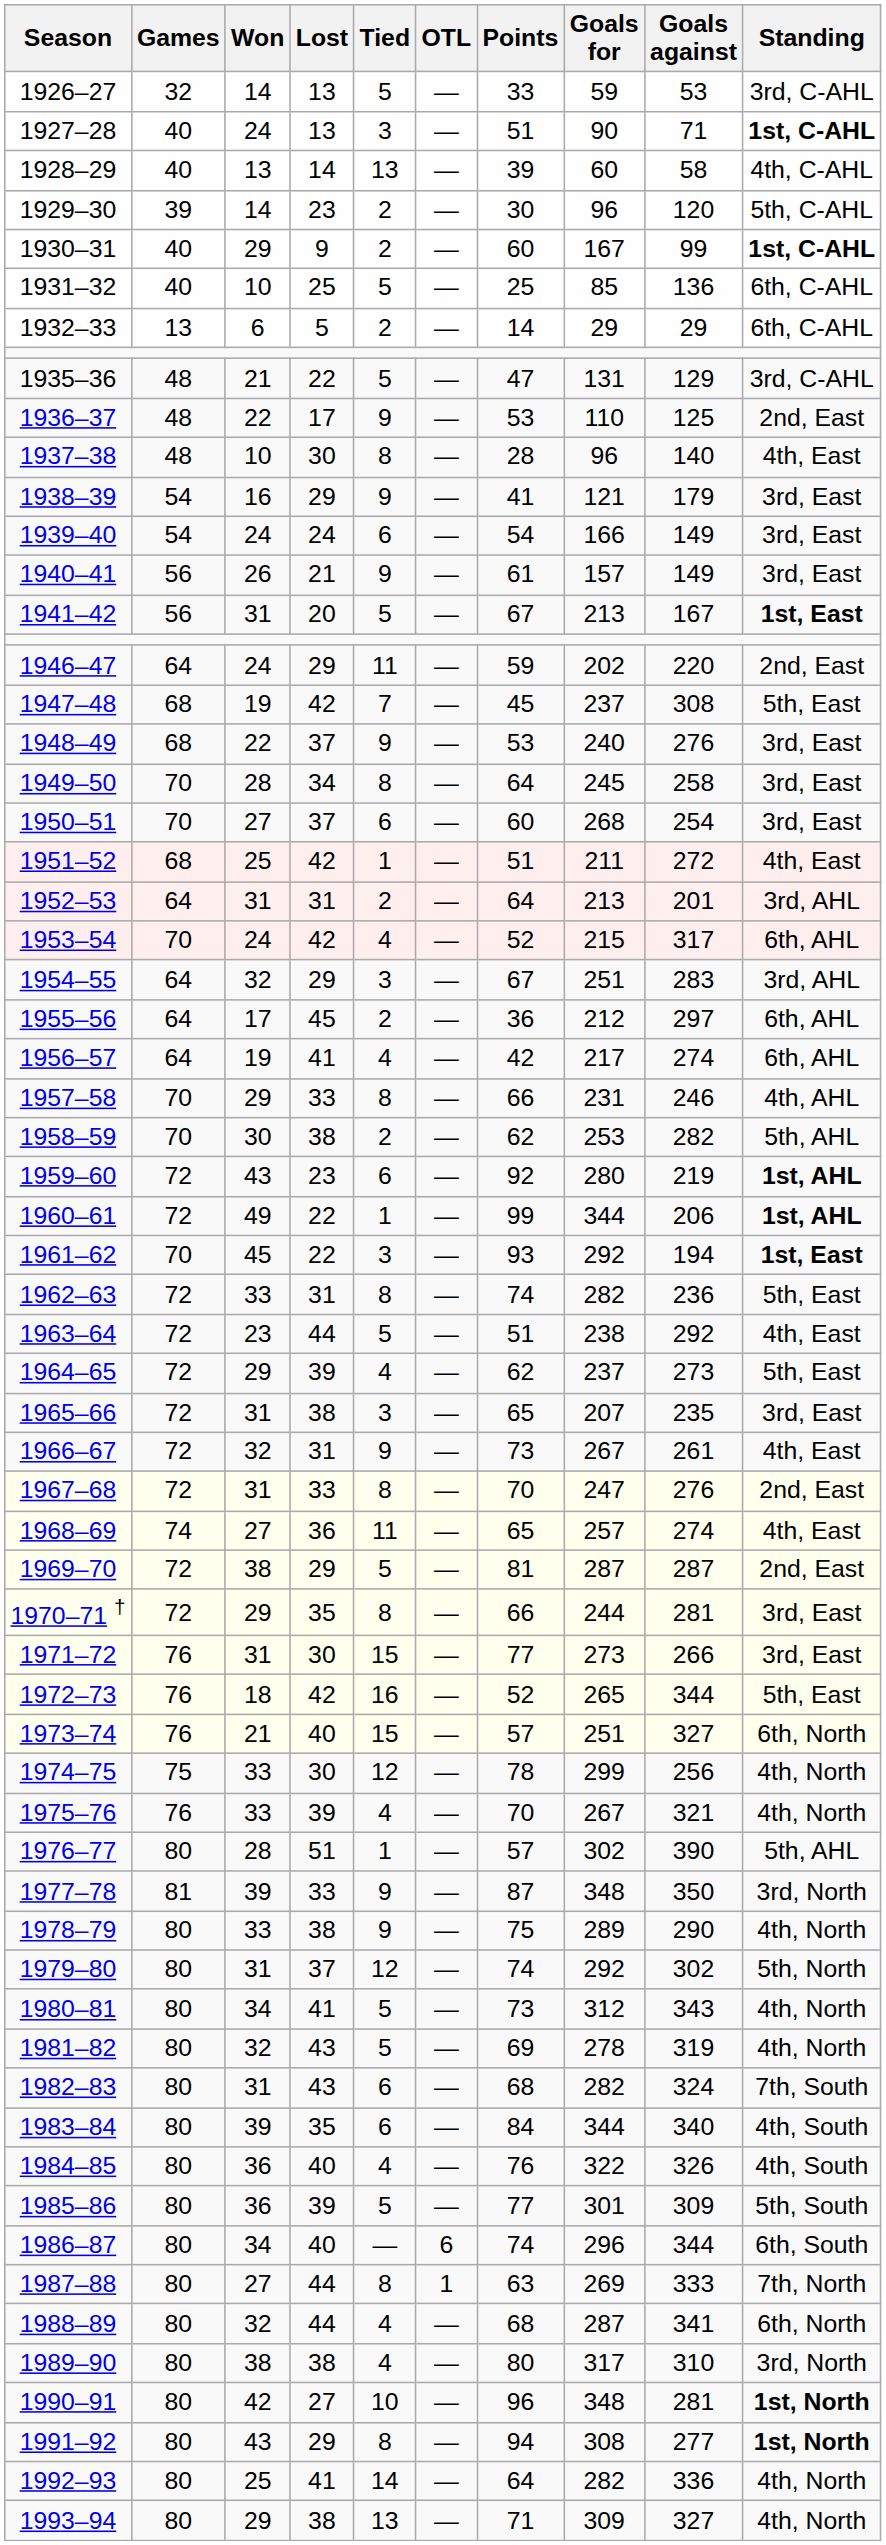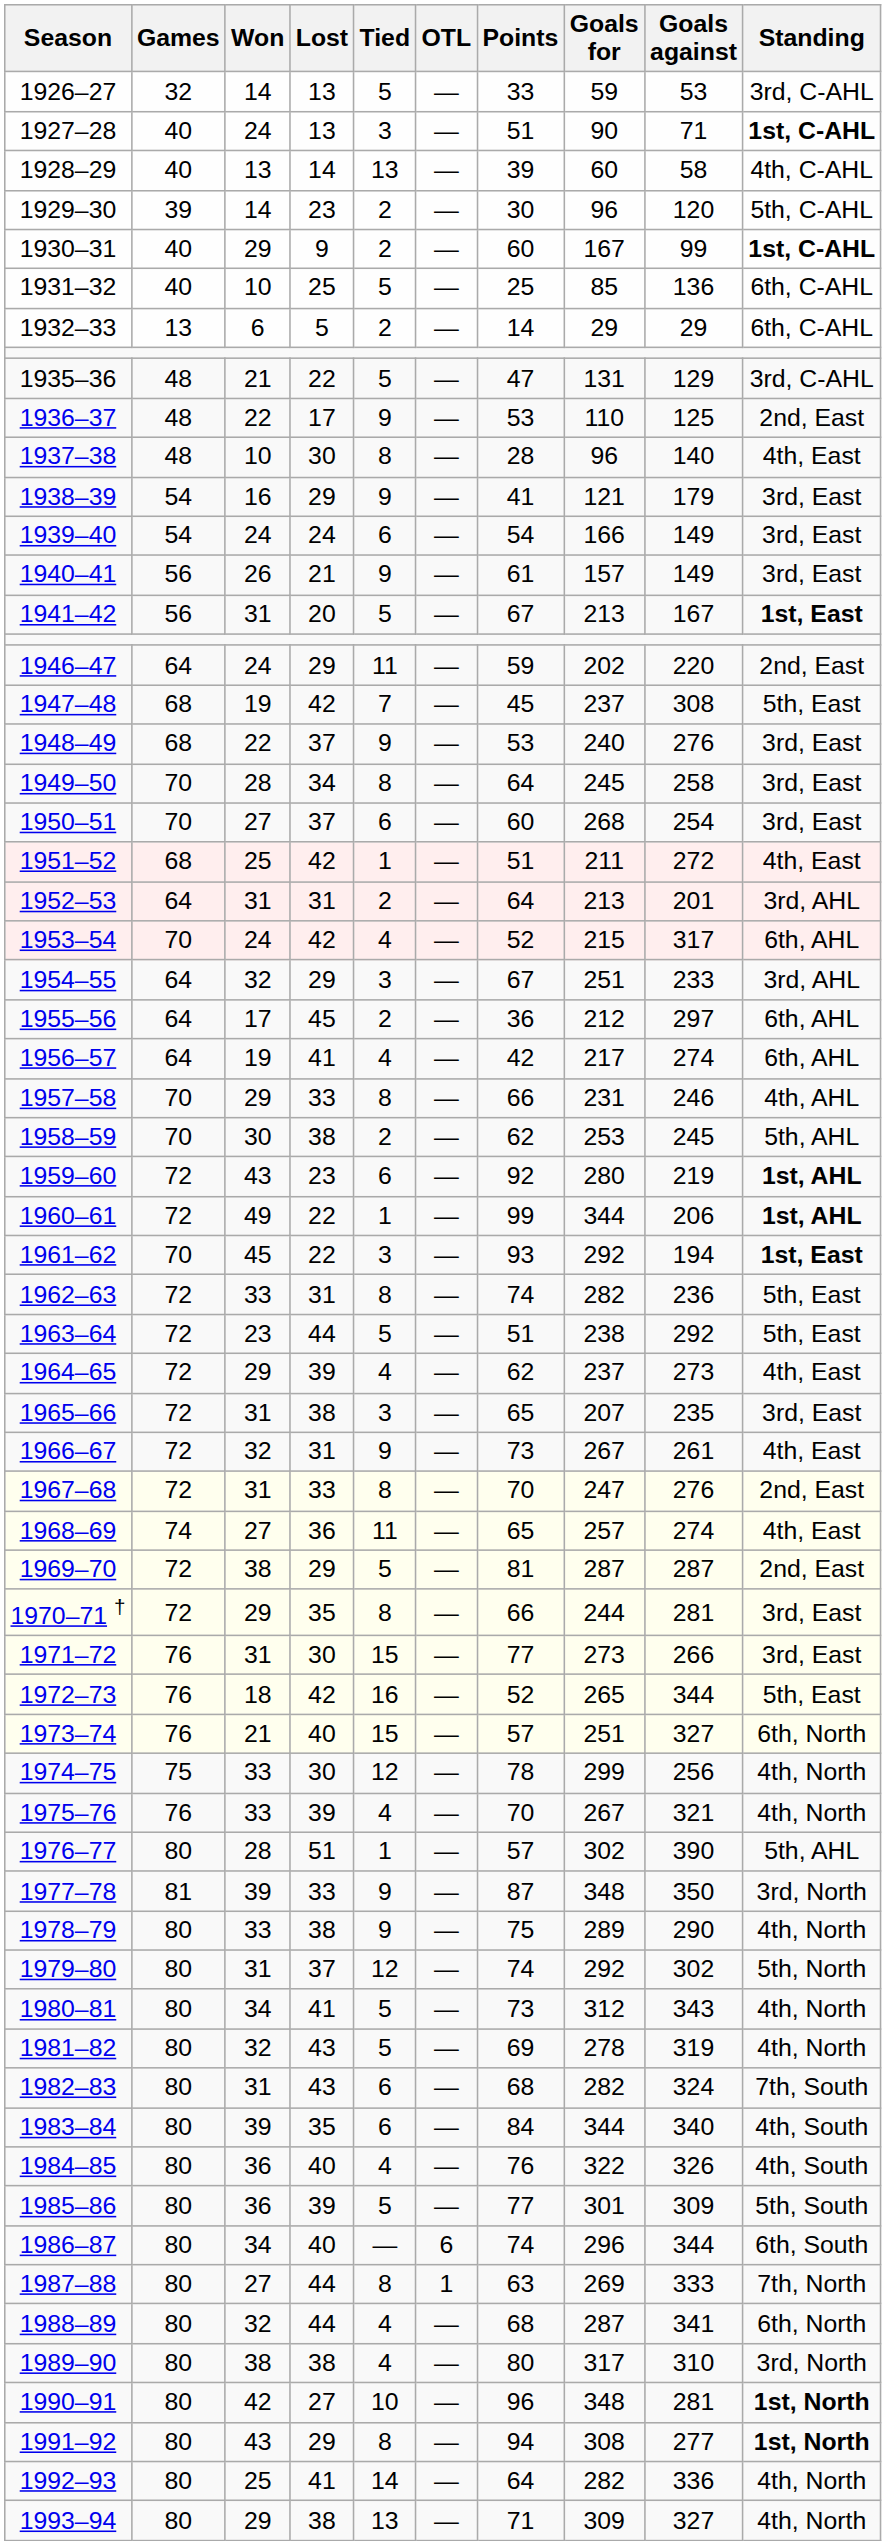(694, 979) 283 -> (694, 979) 233
(694, 1136) 282 -> (694, 1136) 245
(812, 1333) 4th, East -> (812, 1333) 5th, East
(812, 1372) 5th, East -> (812, 1372) 4th, East
